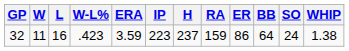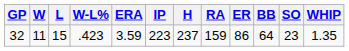(59, 35) 16 -> (59, 35) 15
(291, 35) 24 -> (291, 35) 23
(324, 35) 1.38 -> (324, 35) 1.35
